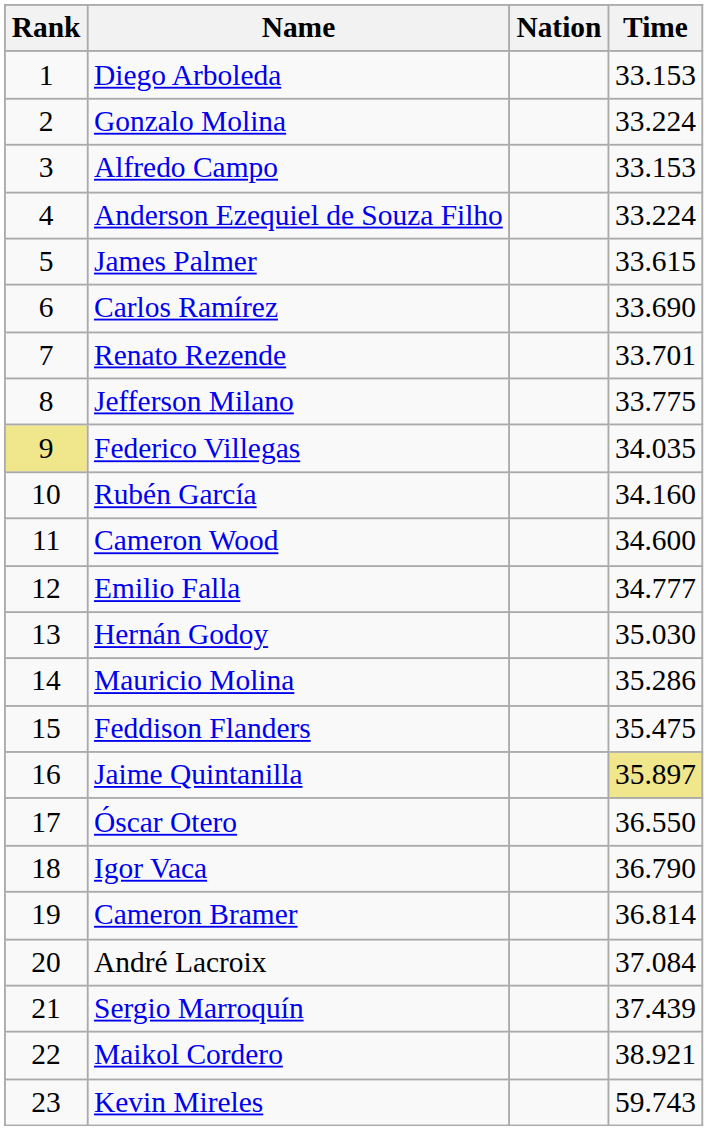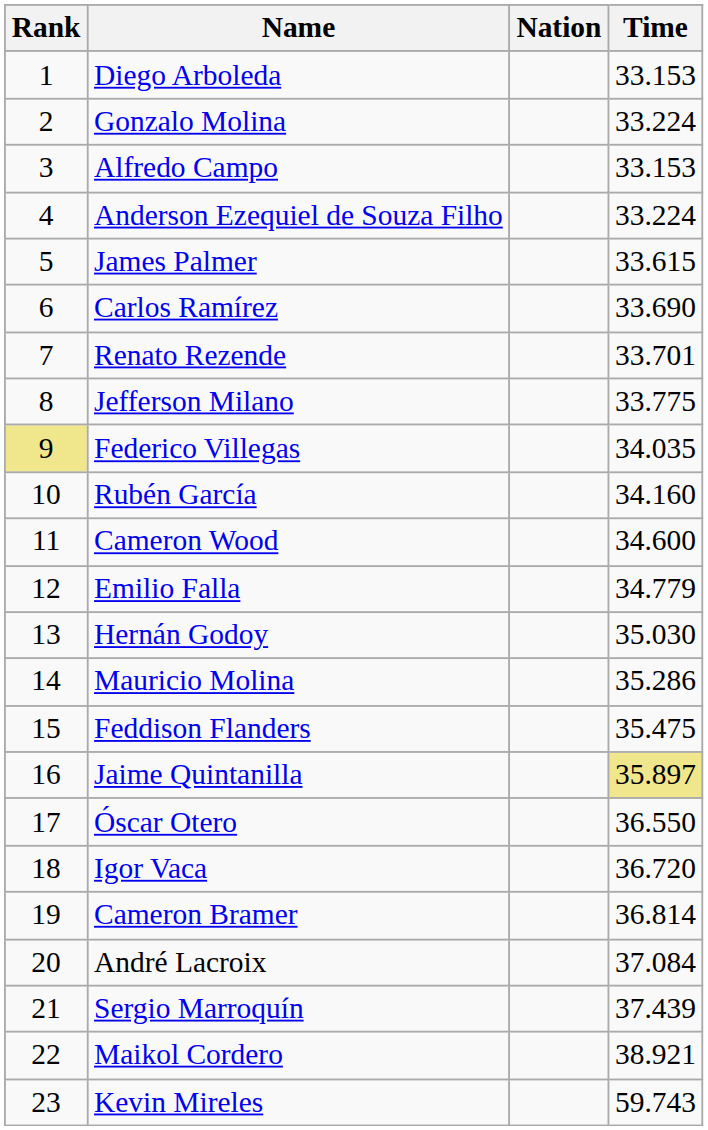(656, 588) 34.777 -> (656, 588) 34.779
(656, 868) 36.790 -> (656, 868) 36.720
